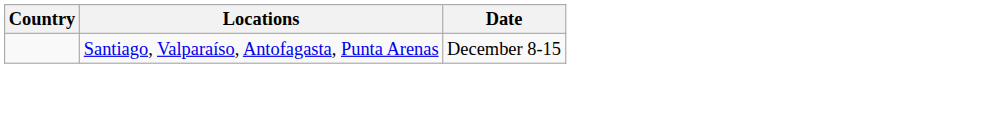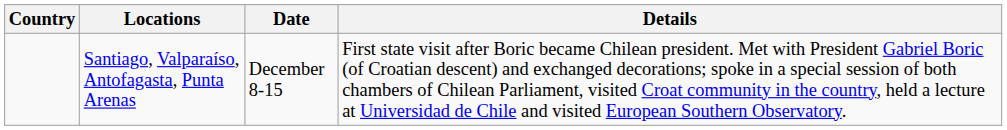+ column: (670, 19)
